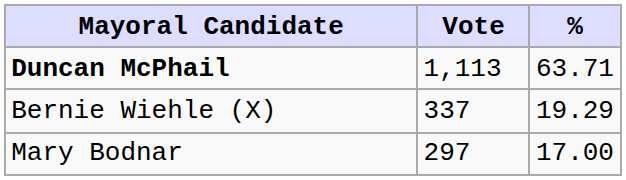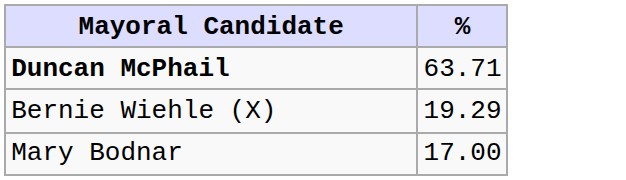- column: (474, 26)
